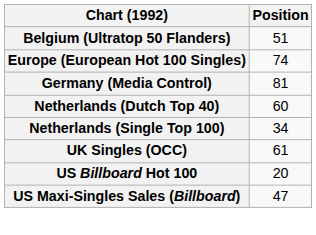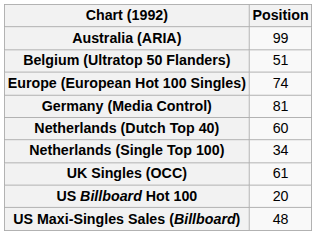+ row: (127, 38)
(281, 196) 47 -> (281, 219) 48
